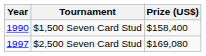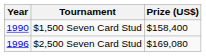(18, 43) 1997 -> (18, 43) 1996
